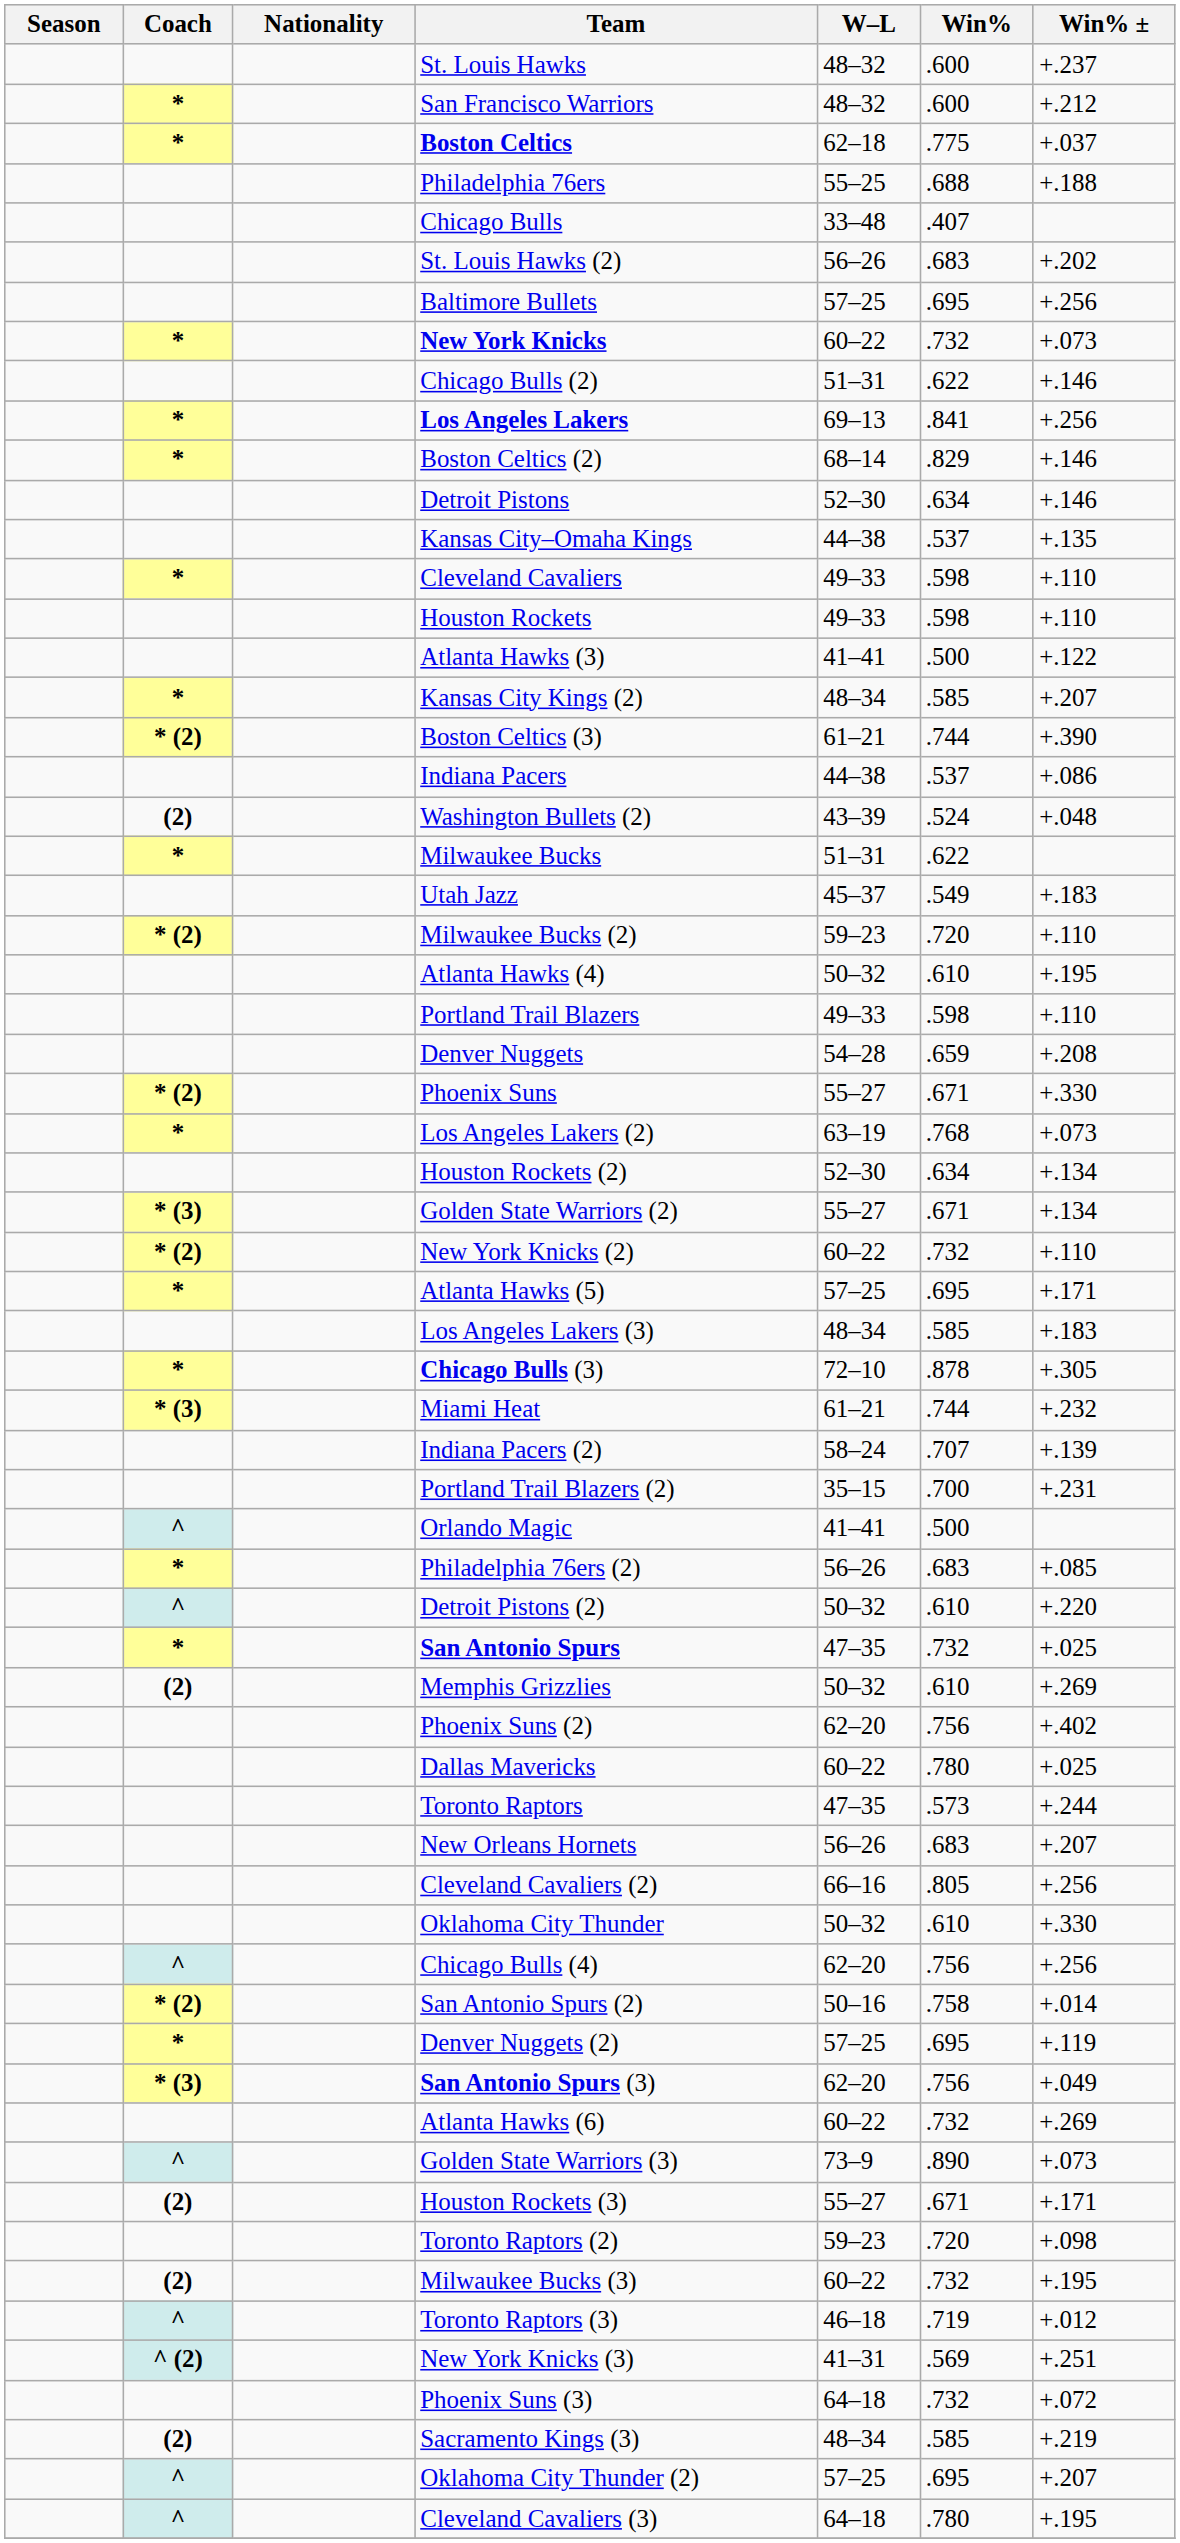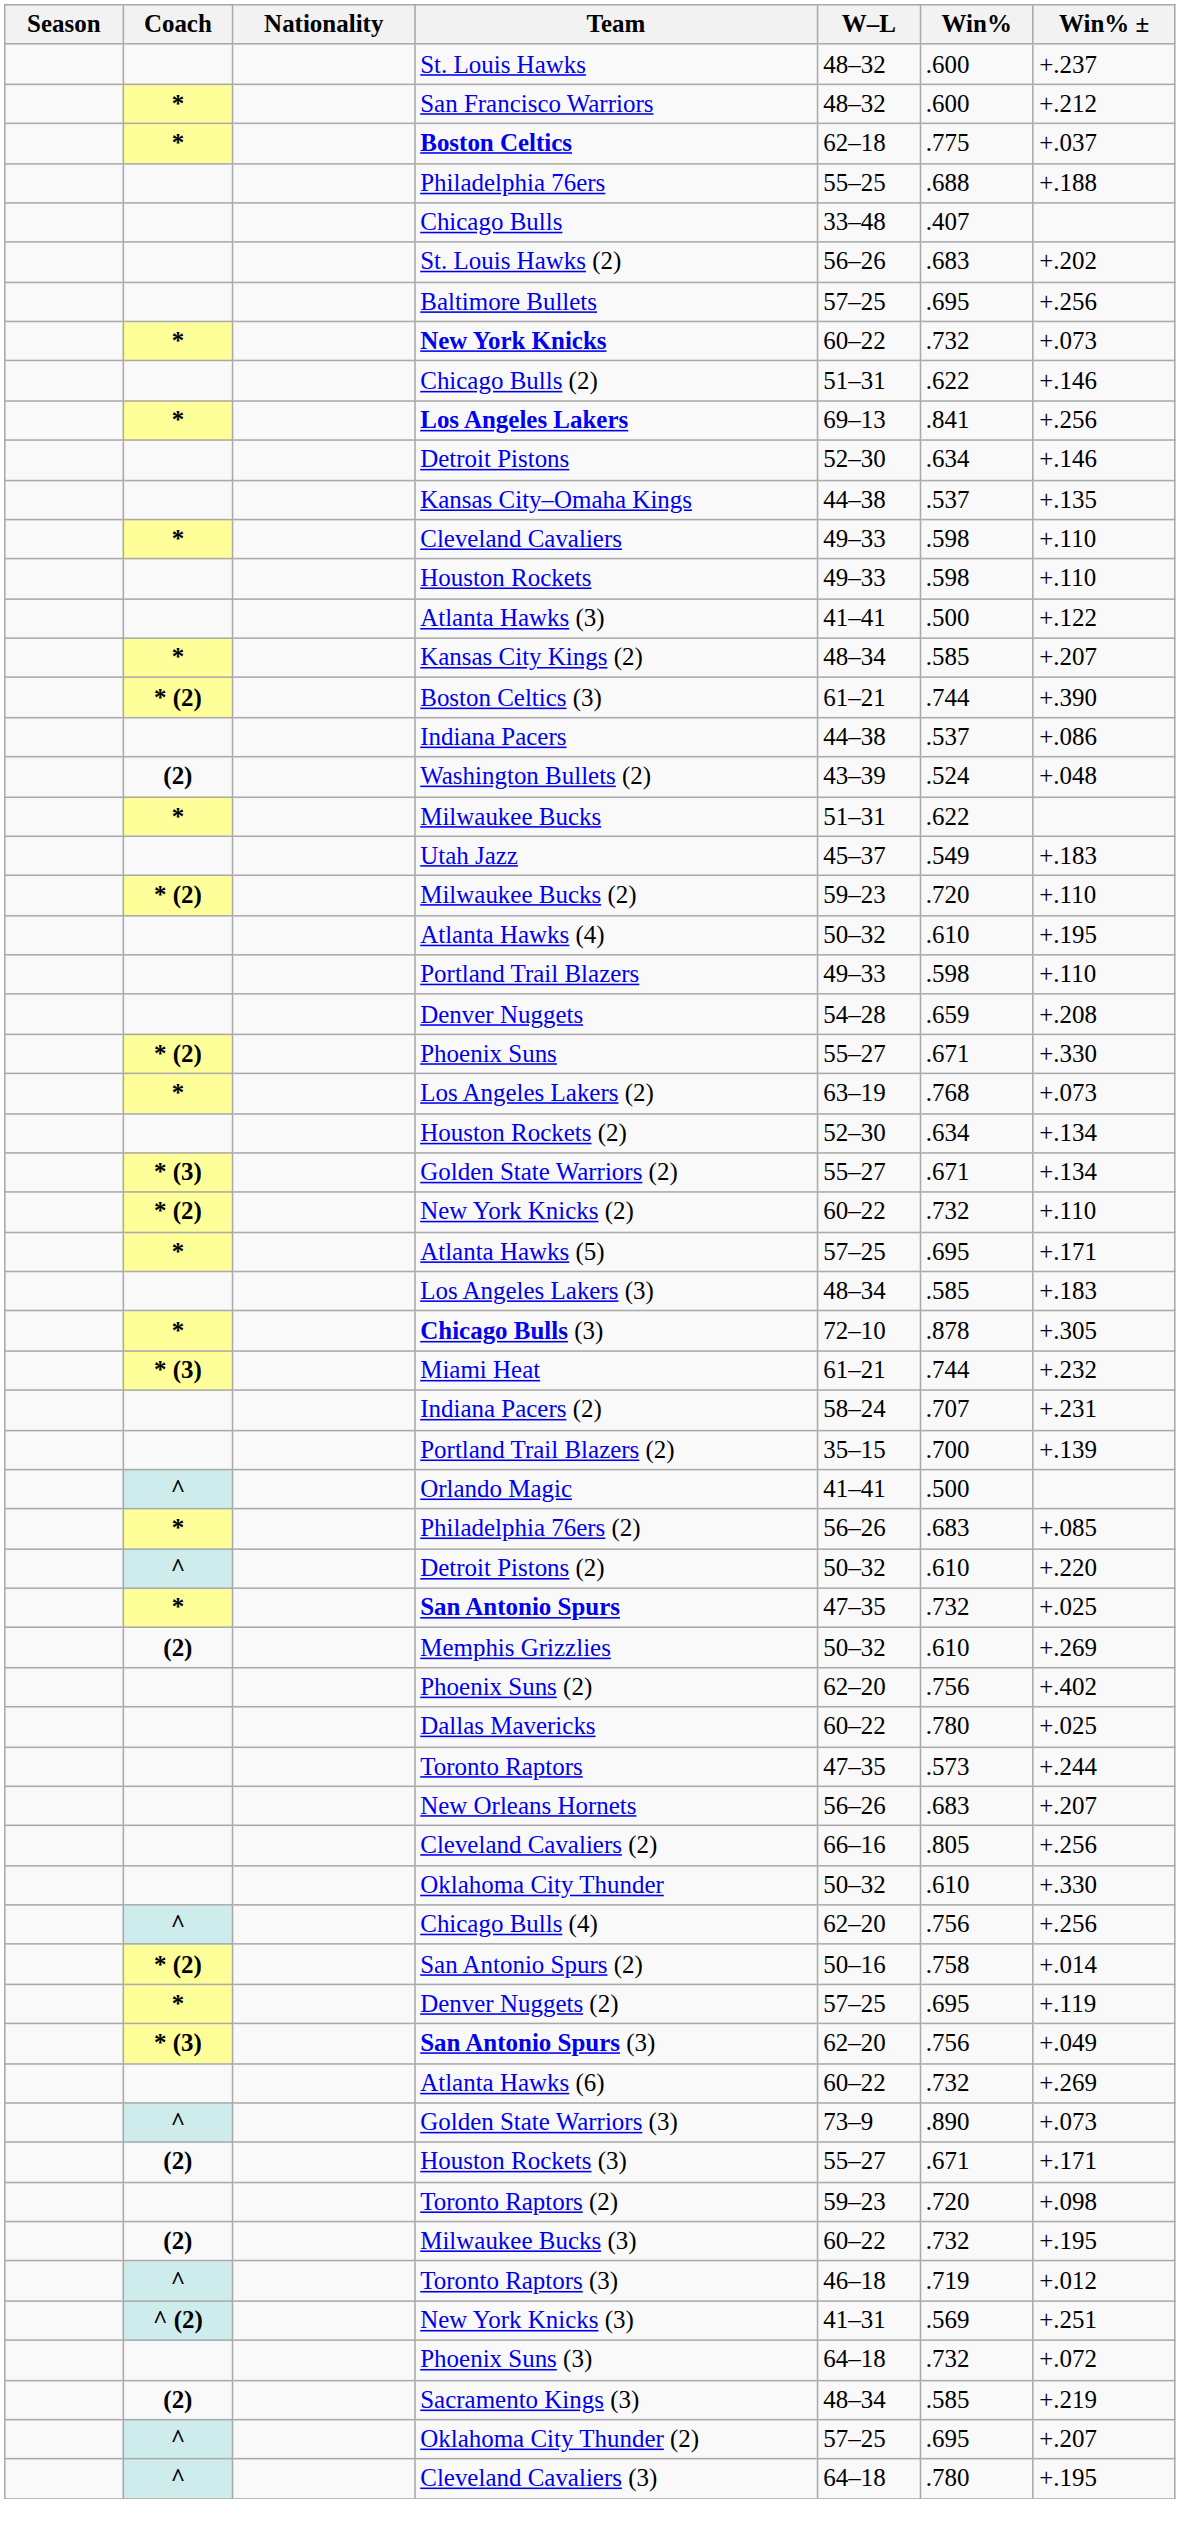- row: (511, 459)
(1068, 1449) +.139 -> (1068, 1409) +.231
(1068, 1488) +.231 -> (1068, 1449) +.139
